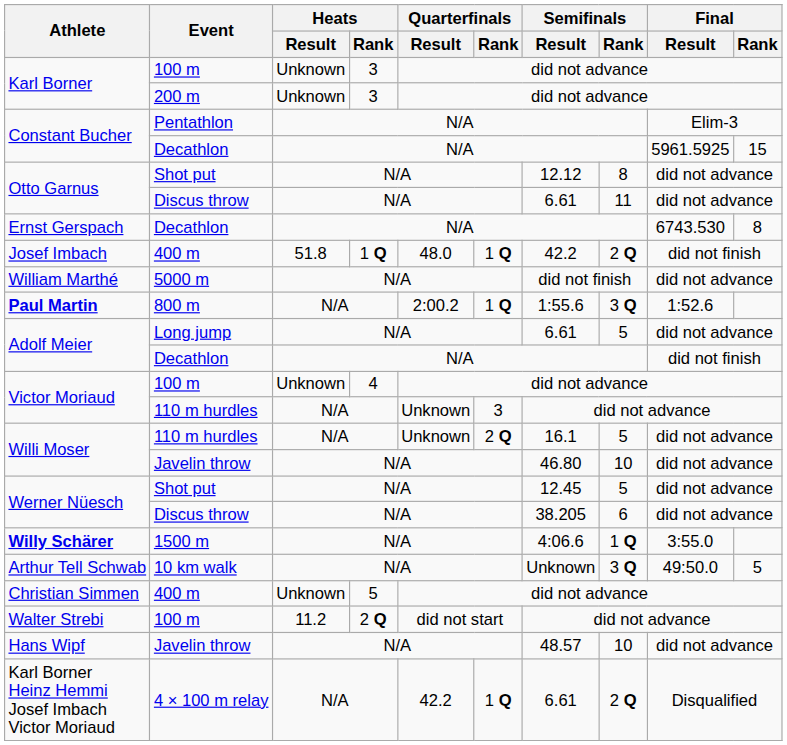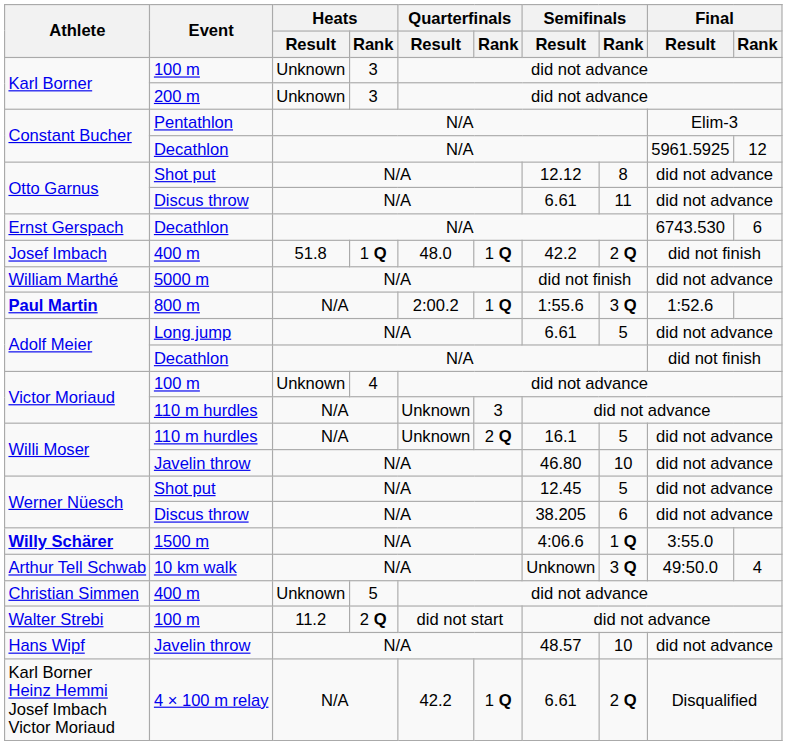(757, 149) 15 -> (757, 149) 12
(757, 227) 8 -> (757, 227) 6
(757, 567) 5 -> (757, 567) 4
